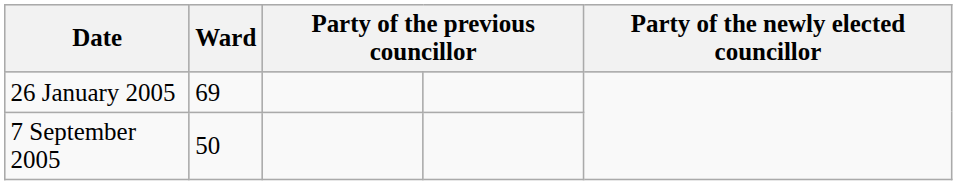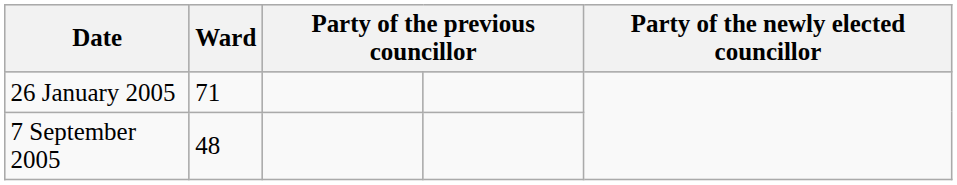(208, 91) 69 -> (208, 91) 71
(208, 145) 50 -> (208, 145) 48
